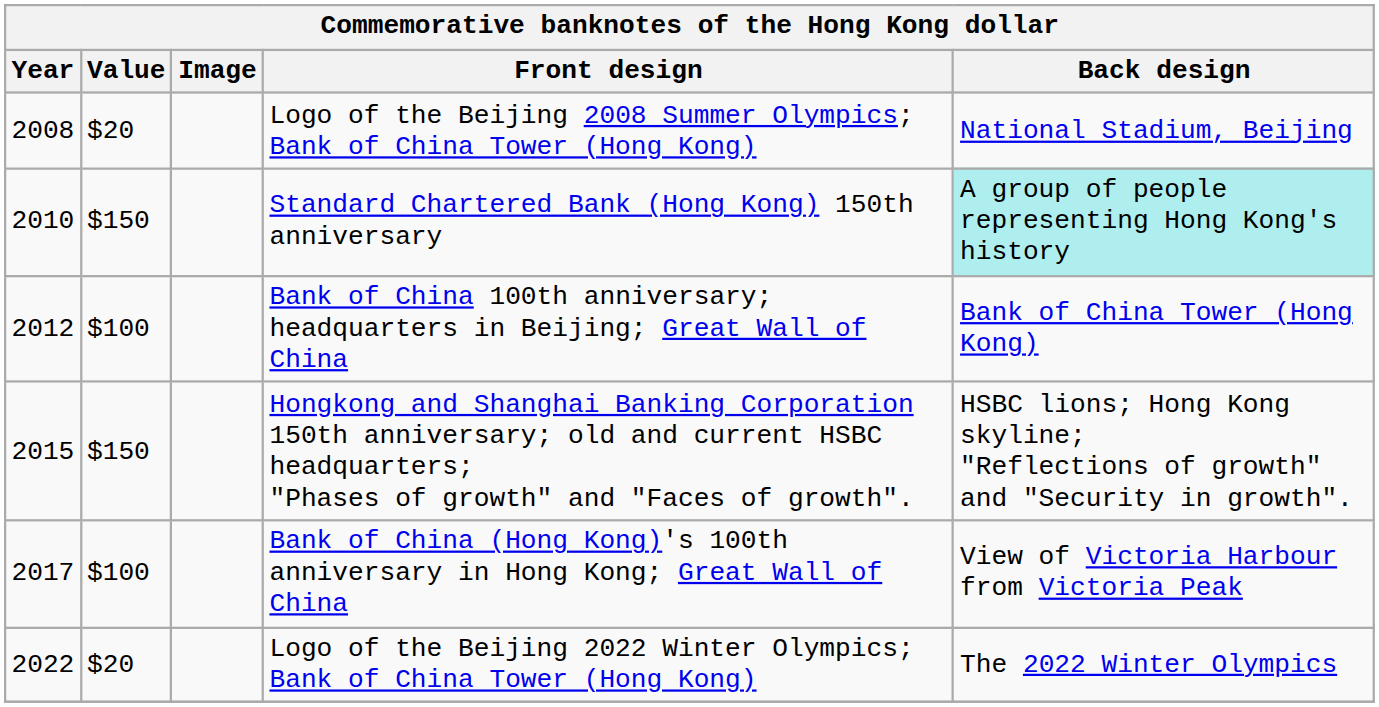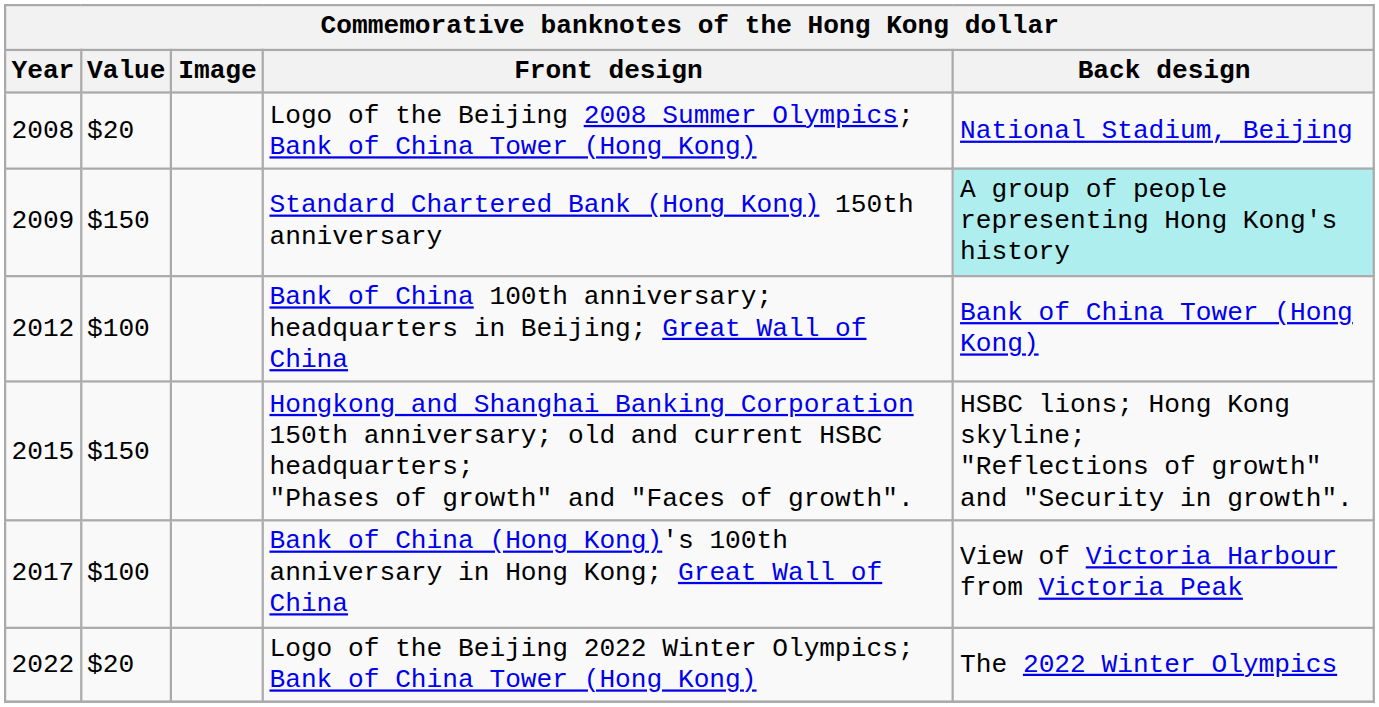(43, 222) 2010 -> (43, 222) 2009
